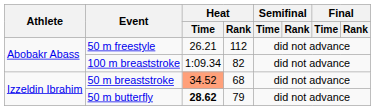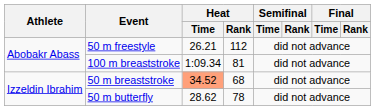(238, 64) 82 -> (238, 64) 81
(203, 98) bold -> (203, 98) normal
(238, 98) 79 -> (238, 98) 78
